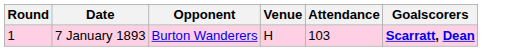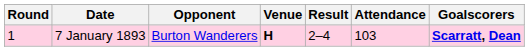+ column: (328, 14)
(268, 35) normal -> (268, 35) bold
